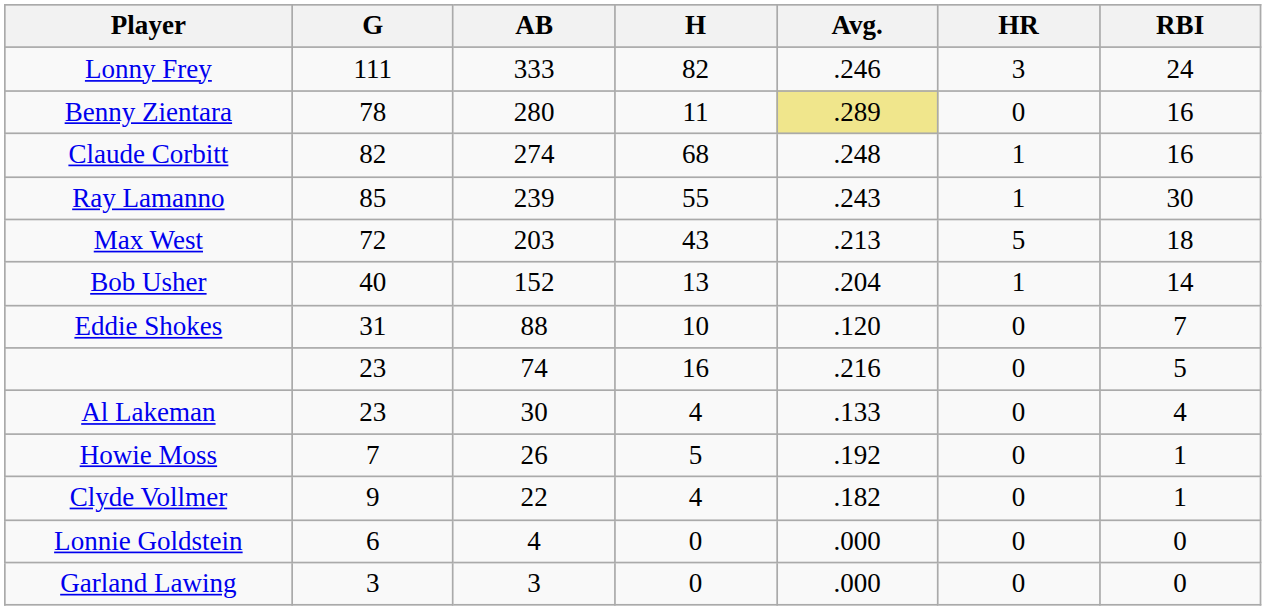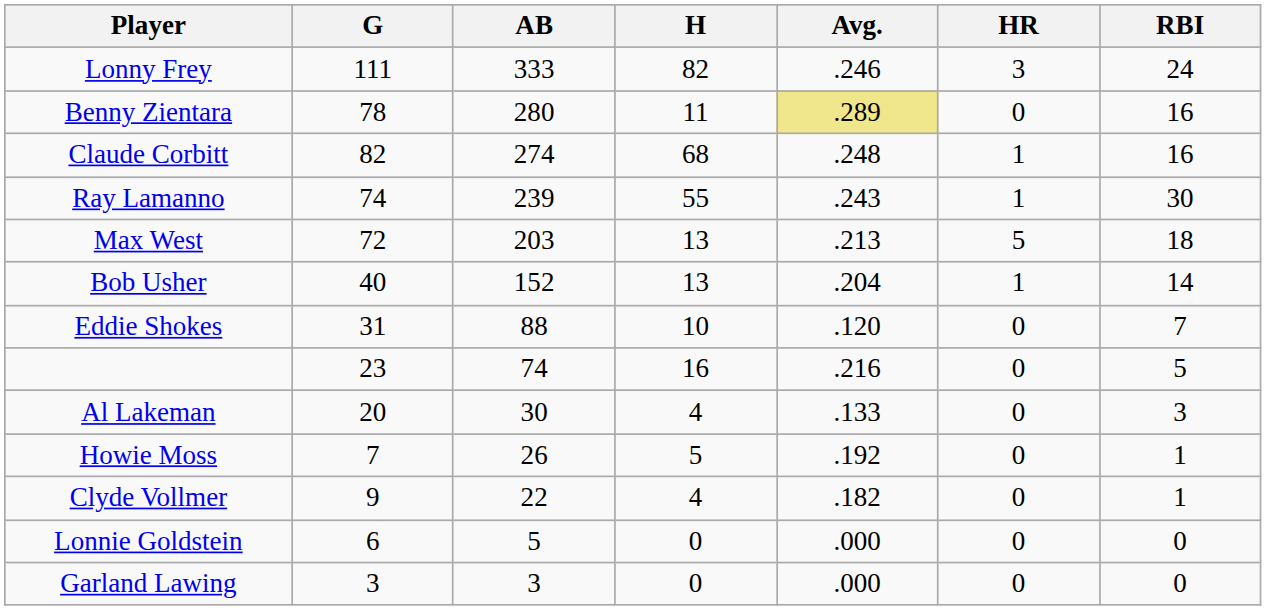(373, 197) 85 -> (373, 197) 74
(696, 240) 43 -> (696, 240) 13
(373, 411) 23 -> (373, 411) 20
(1180, 411) 4 -> (1180, 411) 3
(534, 540) 4 -> (534, 540) 5
